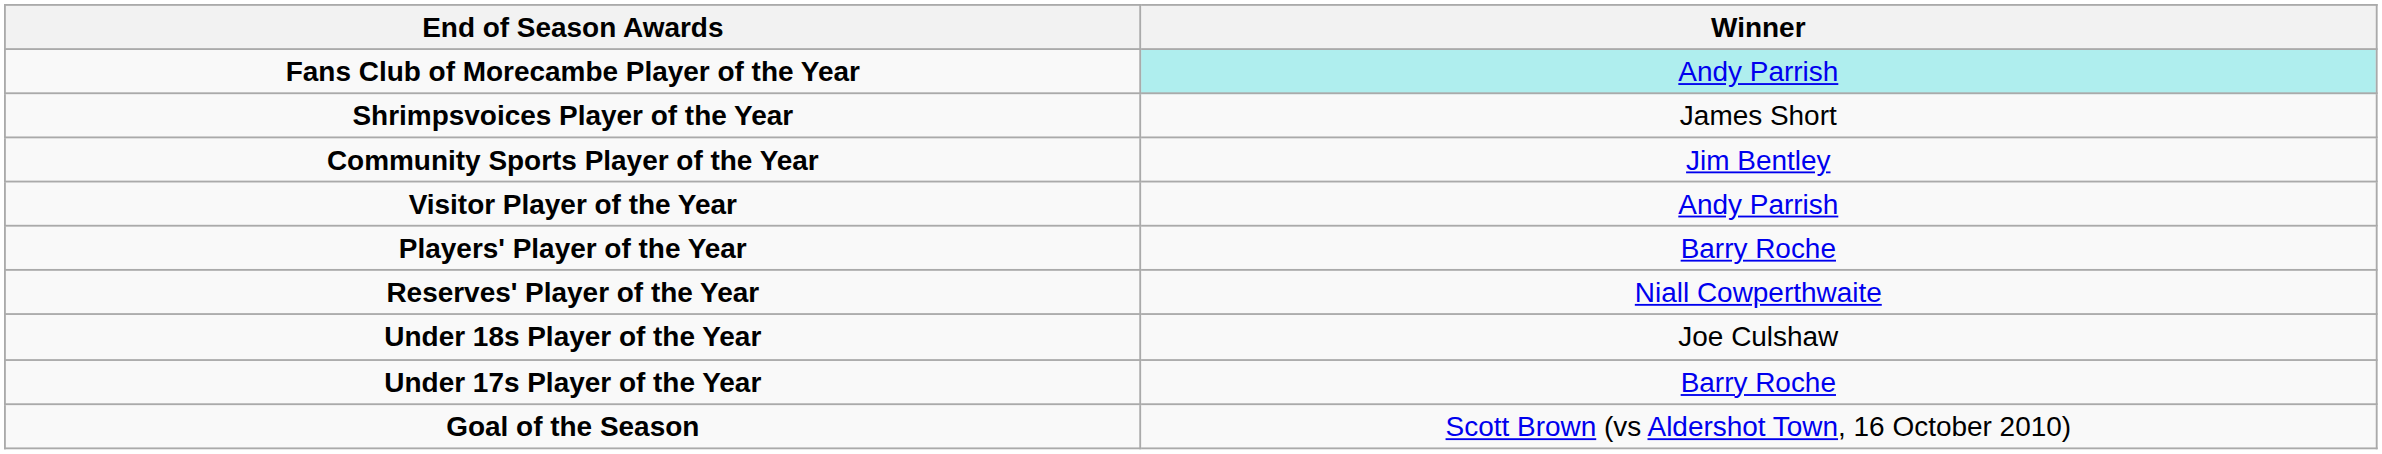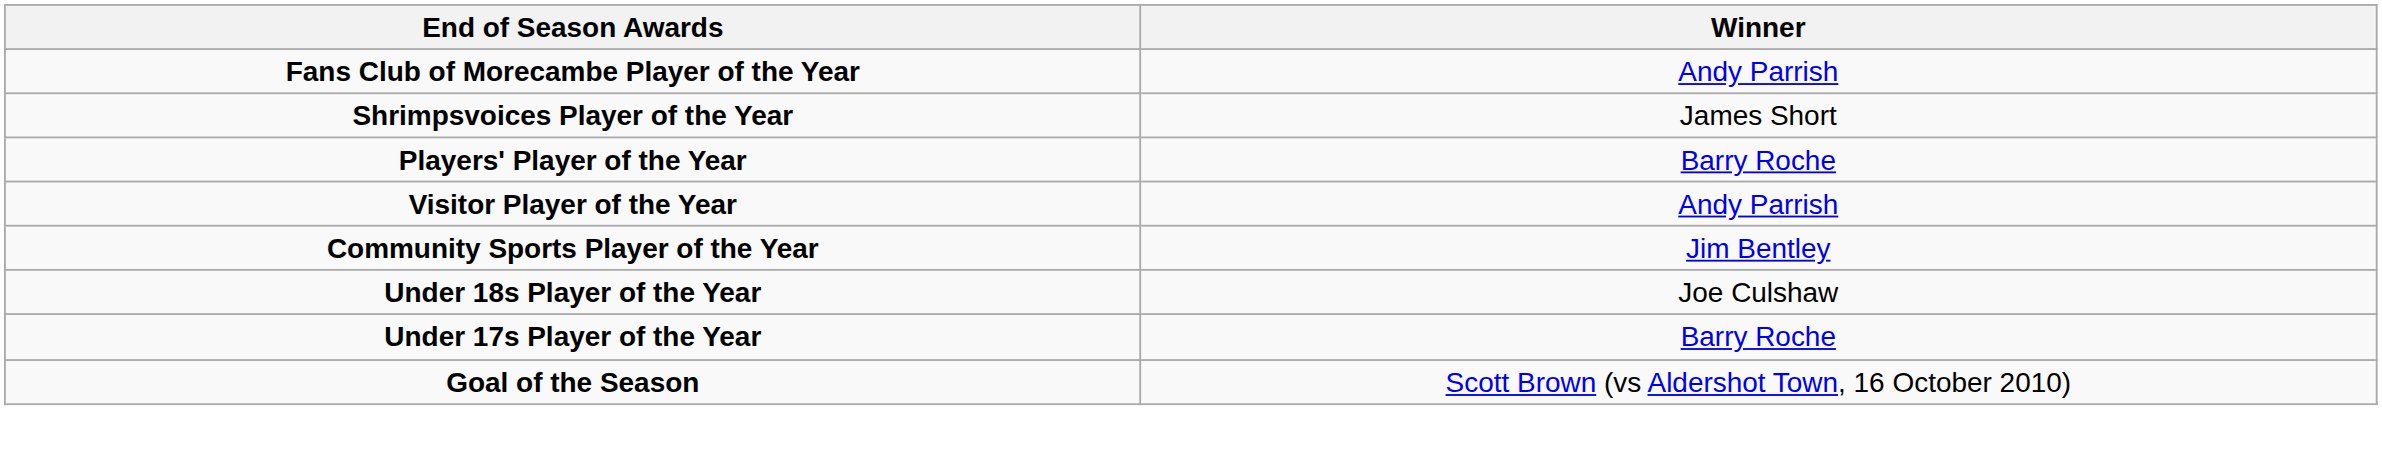(1758, 72) paleturquoise background -> (1758, 72) no background
rows swapped: (573, 160) <-> (573, 249)
- row: (573, 293)
